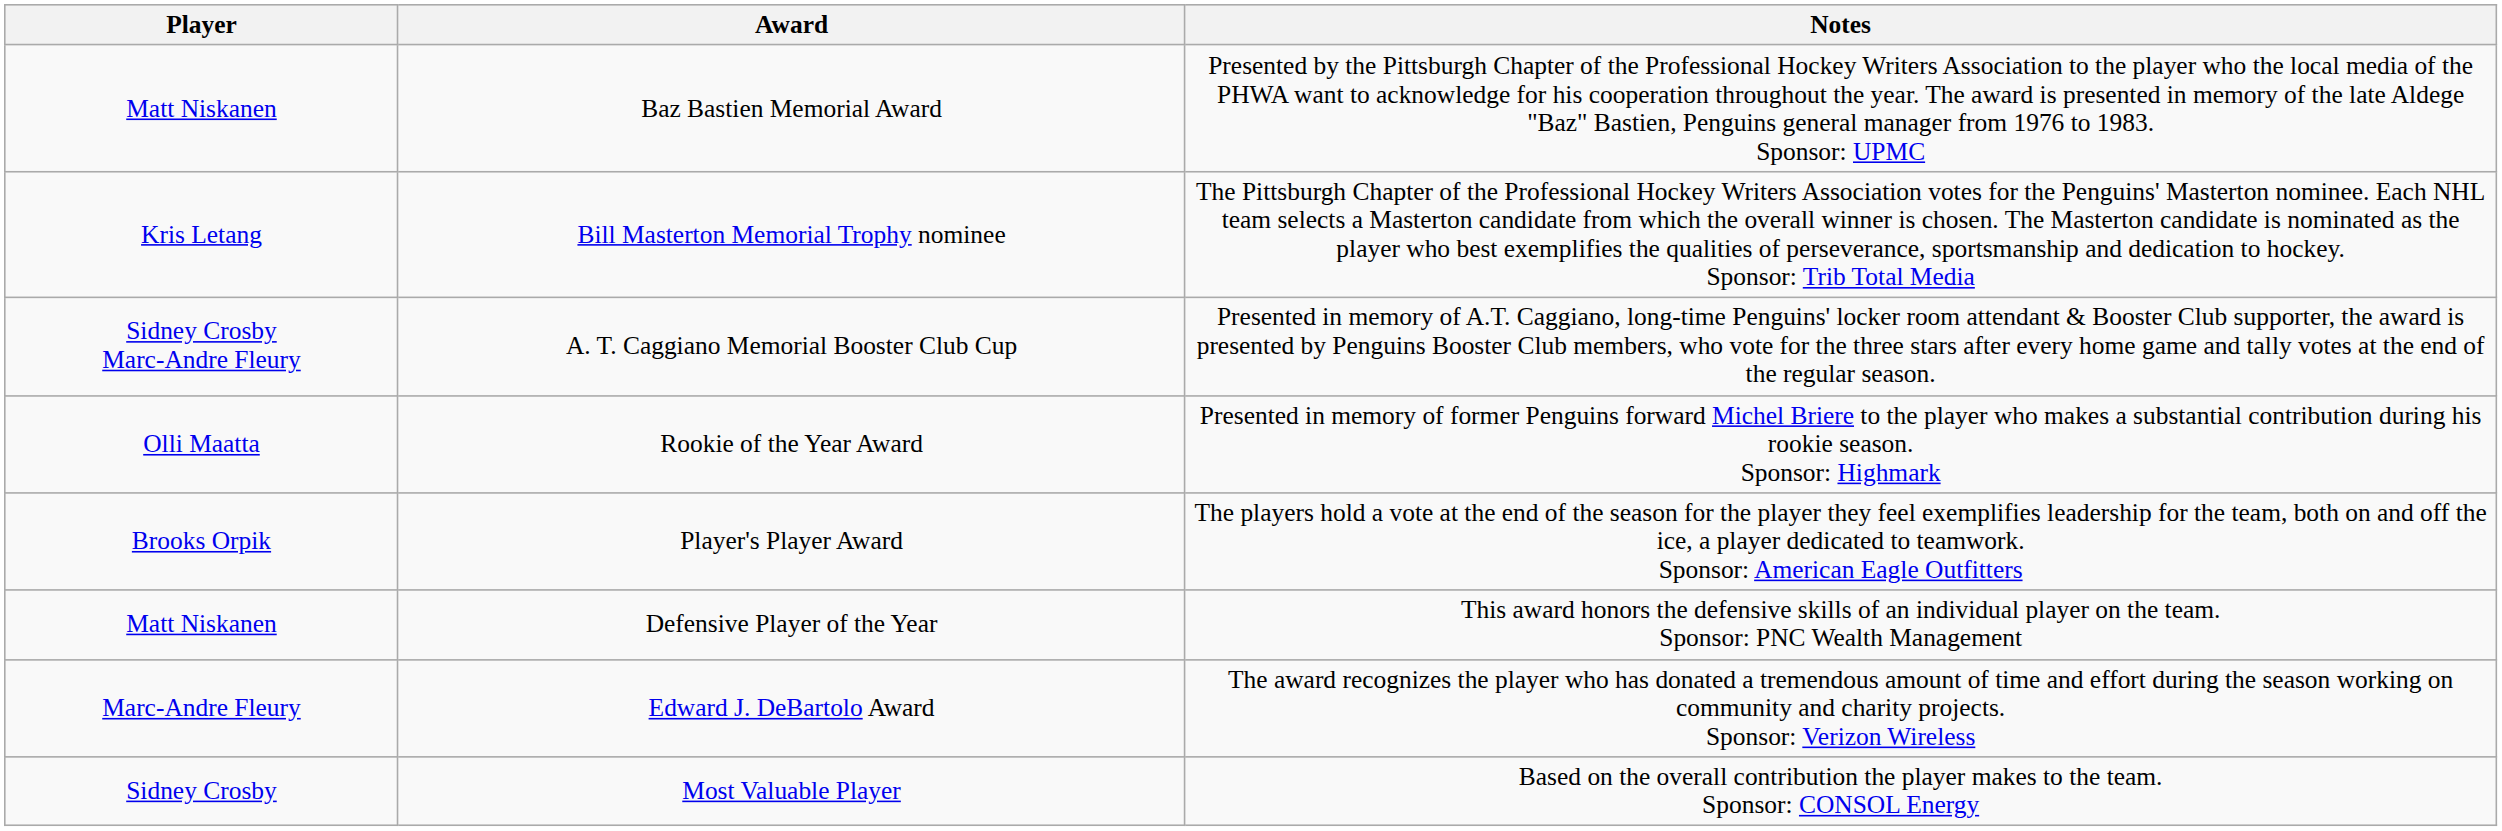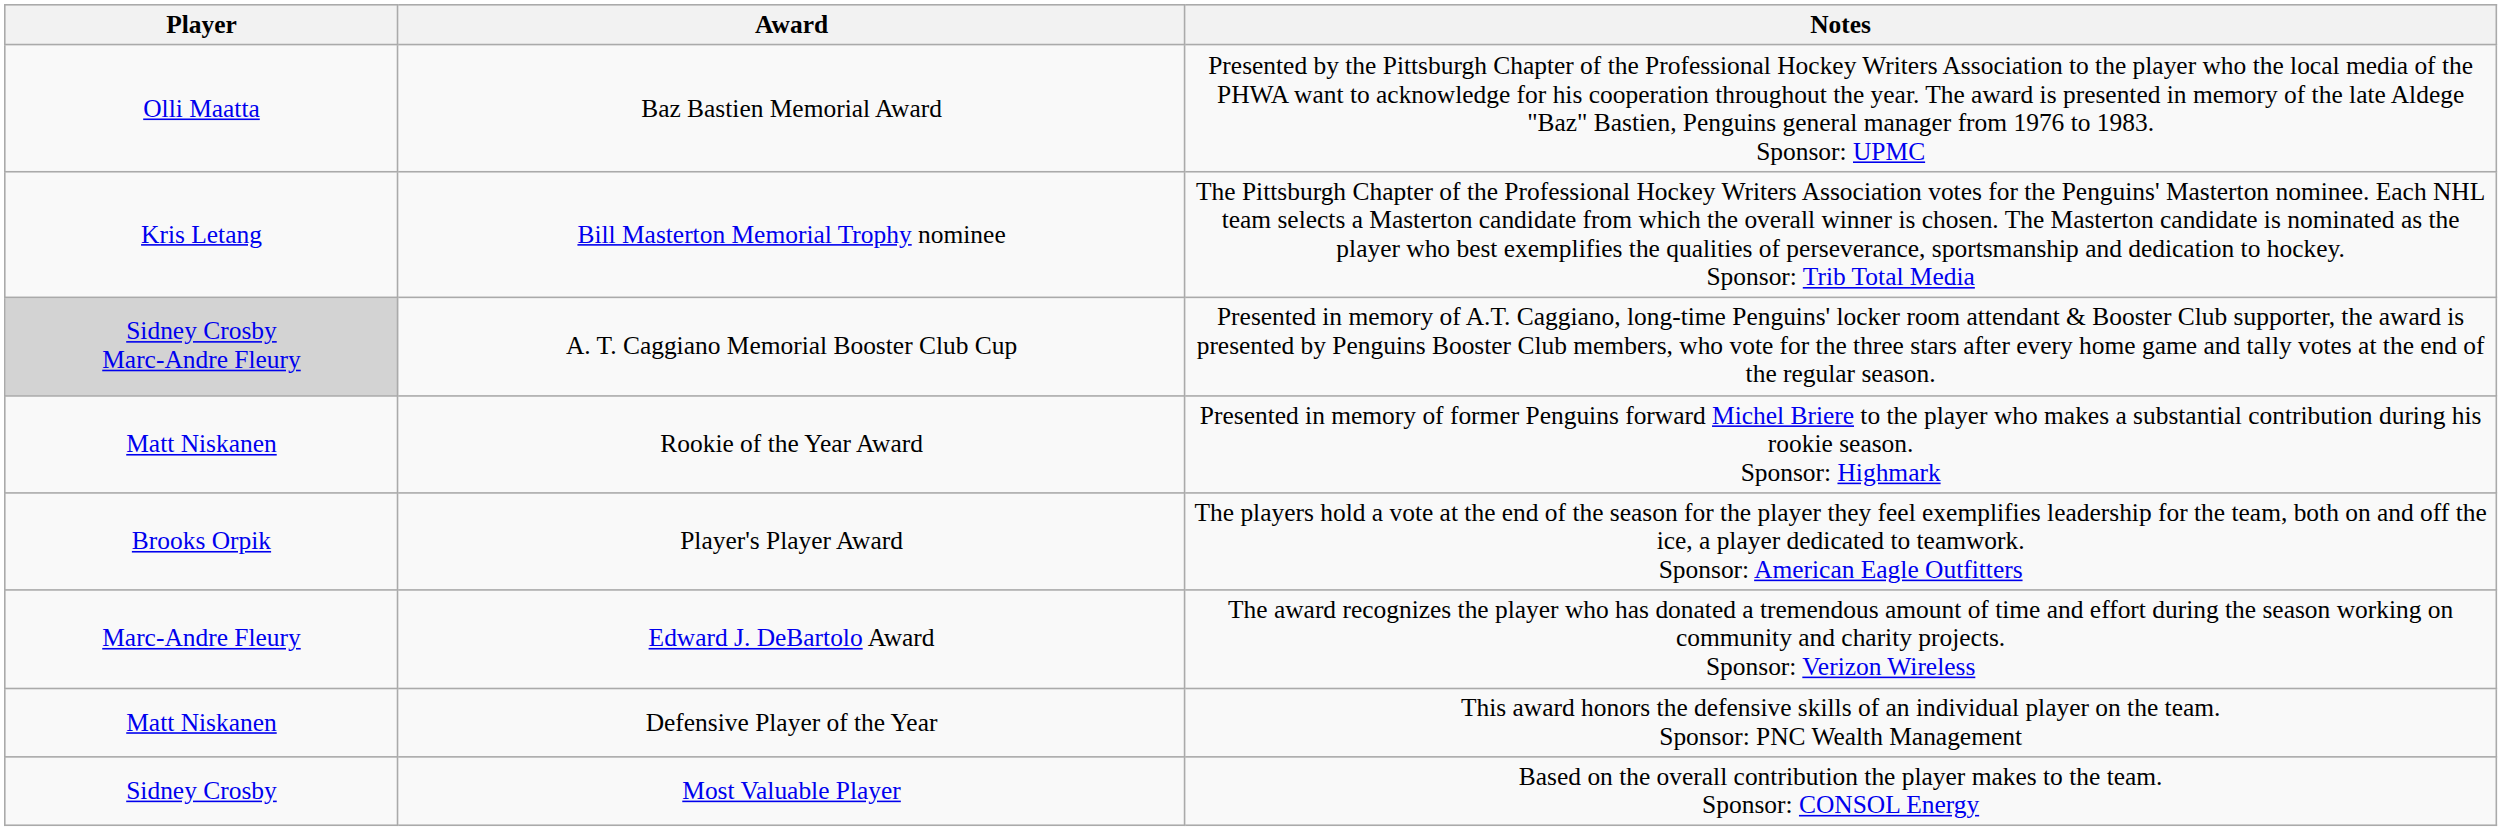(201, 107) Matt Niskanen -> (201, 107) Olli Maatta
(201, 346) no background -> (201, 346) lightgrey background
(201, 443) Olli Maatta -> (201, 443) Matt Niskanen
rows swapped: (792, 707) <-> (792, 624)
